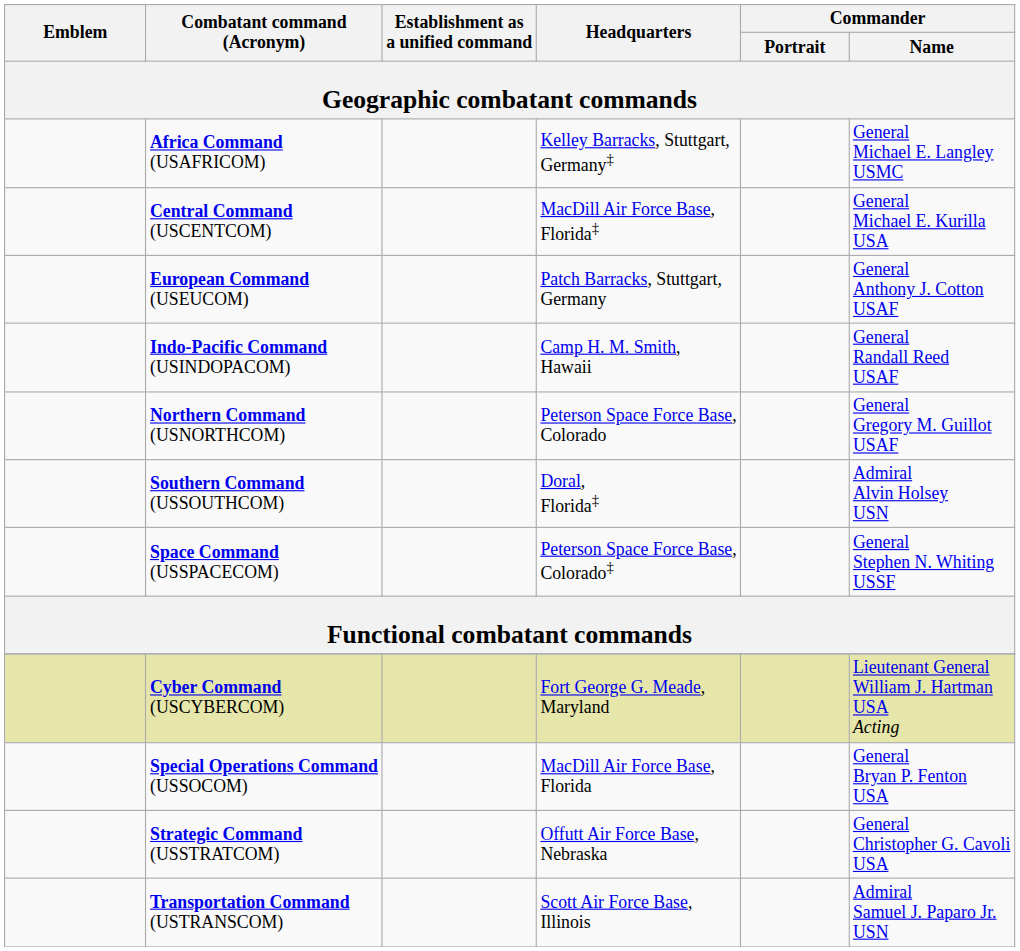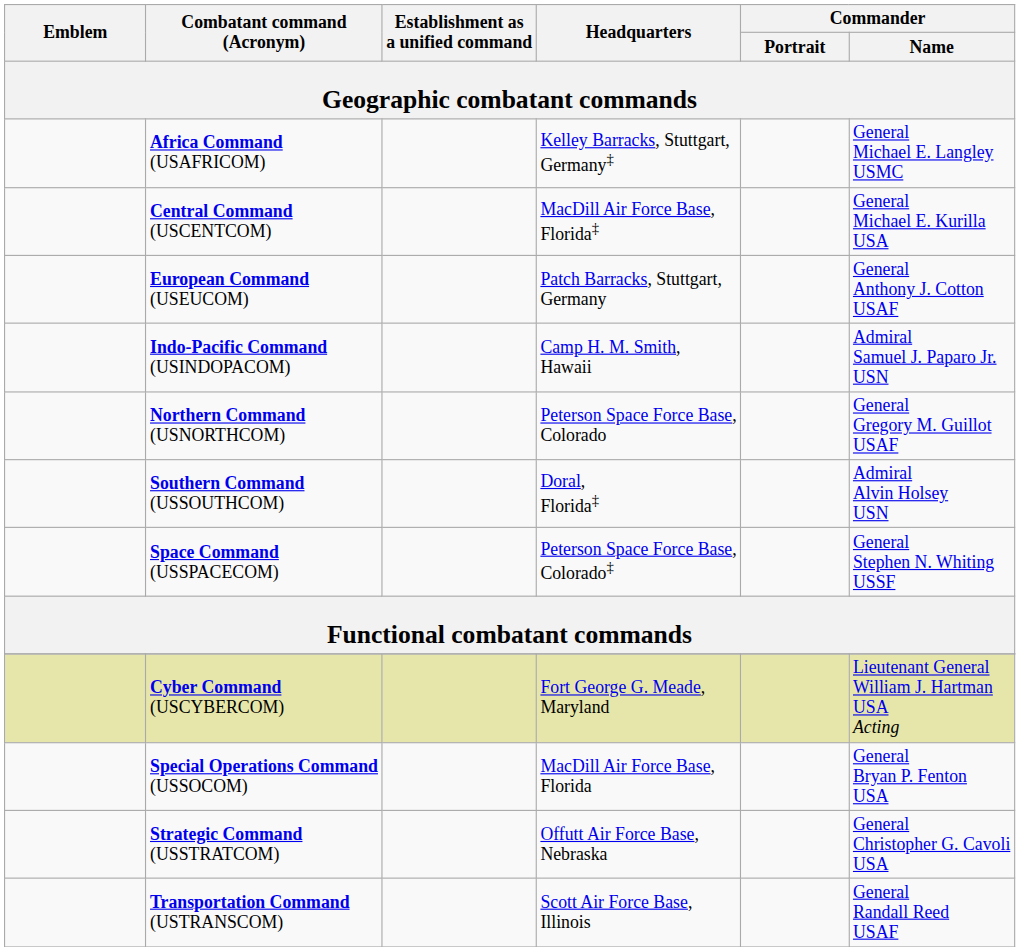(901, 357) General Randall Reed USAF -> (925, 357) Admiral Samuel J. Paparo Jr. USN
(925, 912) Admiral Samuel J. Paparo Jr. USN -> (901, 912) General Randall Reed USAF
